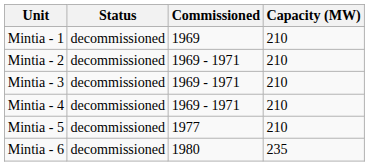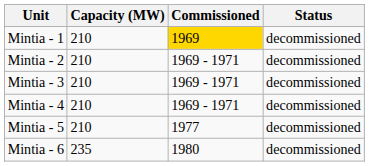columns swapped: (314, 15) <-> (118, 15)
(186, 37) no background -> (185, 37) gold background
